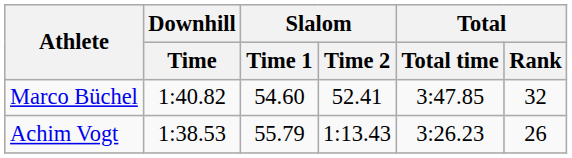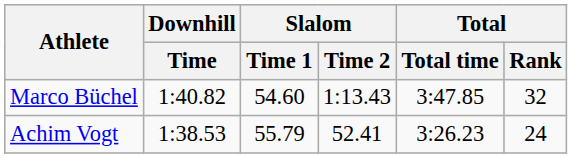(357, 97) 52.41 -> (357, 97) 1:13.43
(357, 134) 1:13.43 -> (357, 134) 52.41
(535, 134) 26 -> (535, 134) 24
